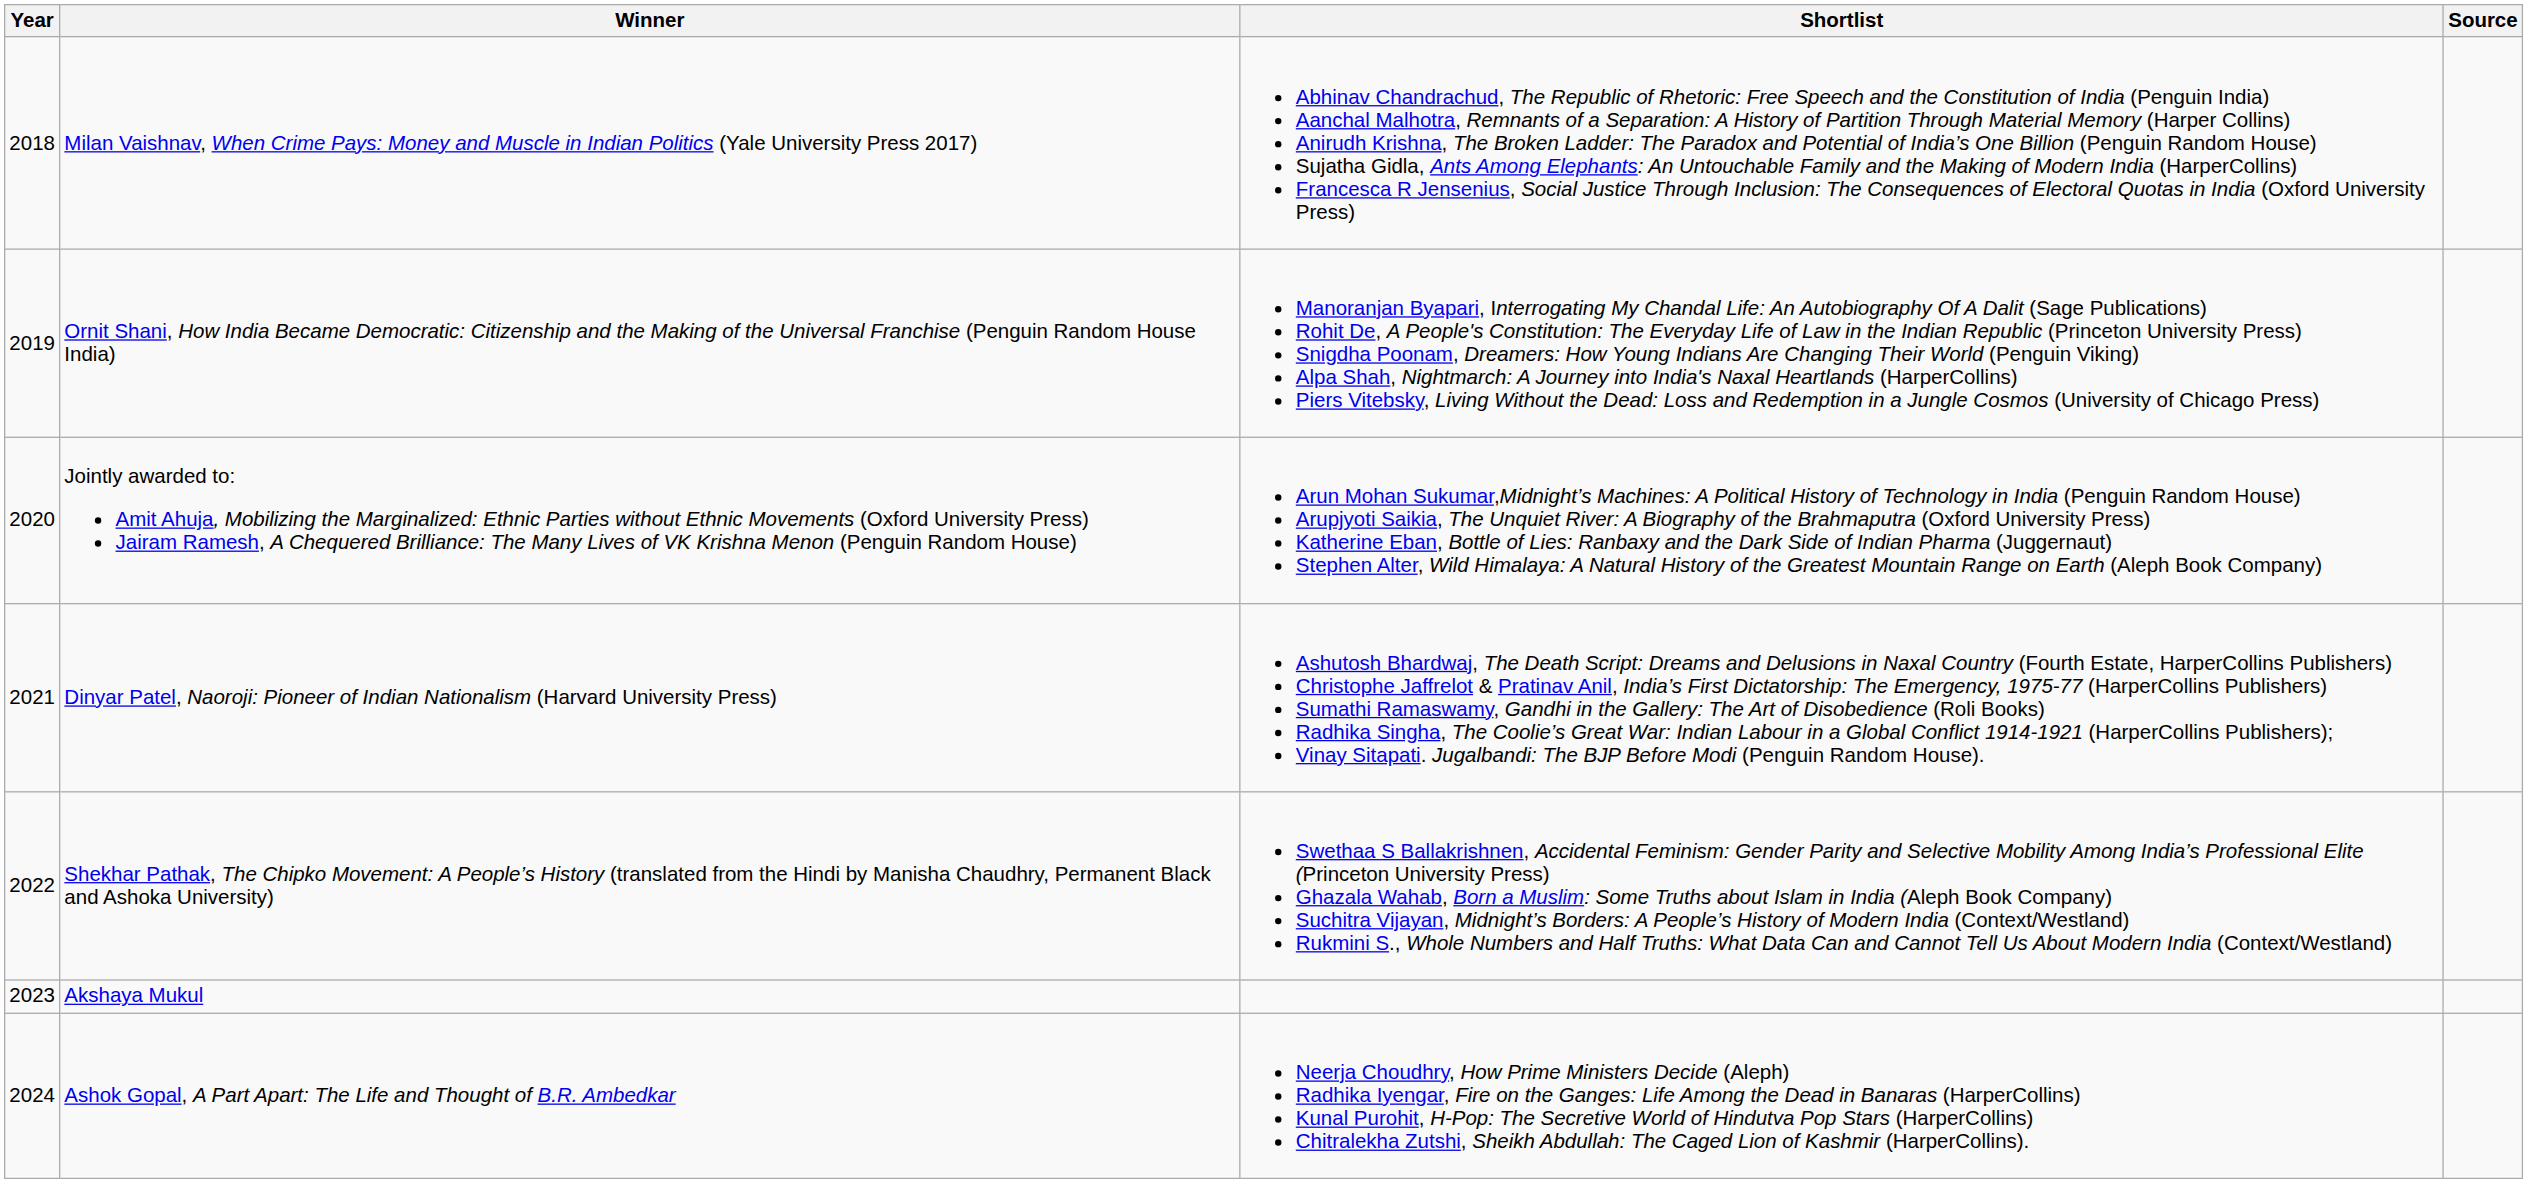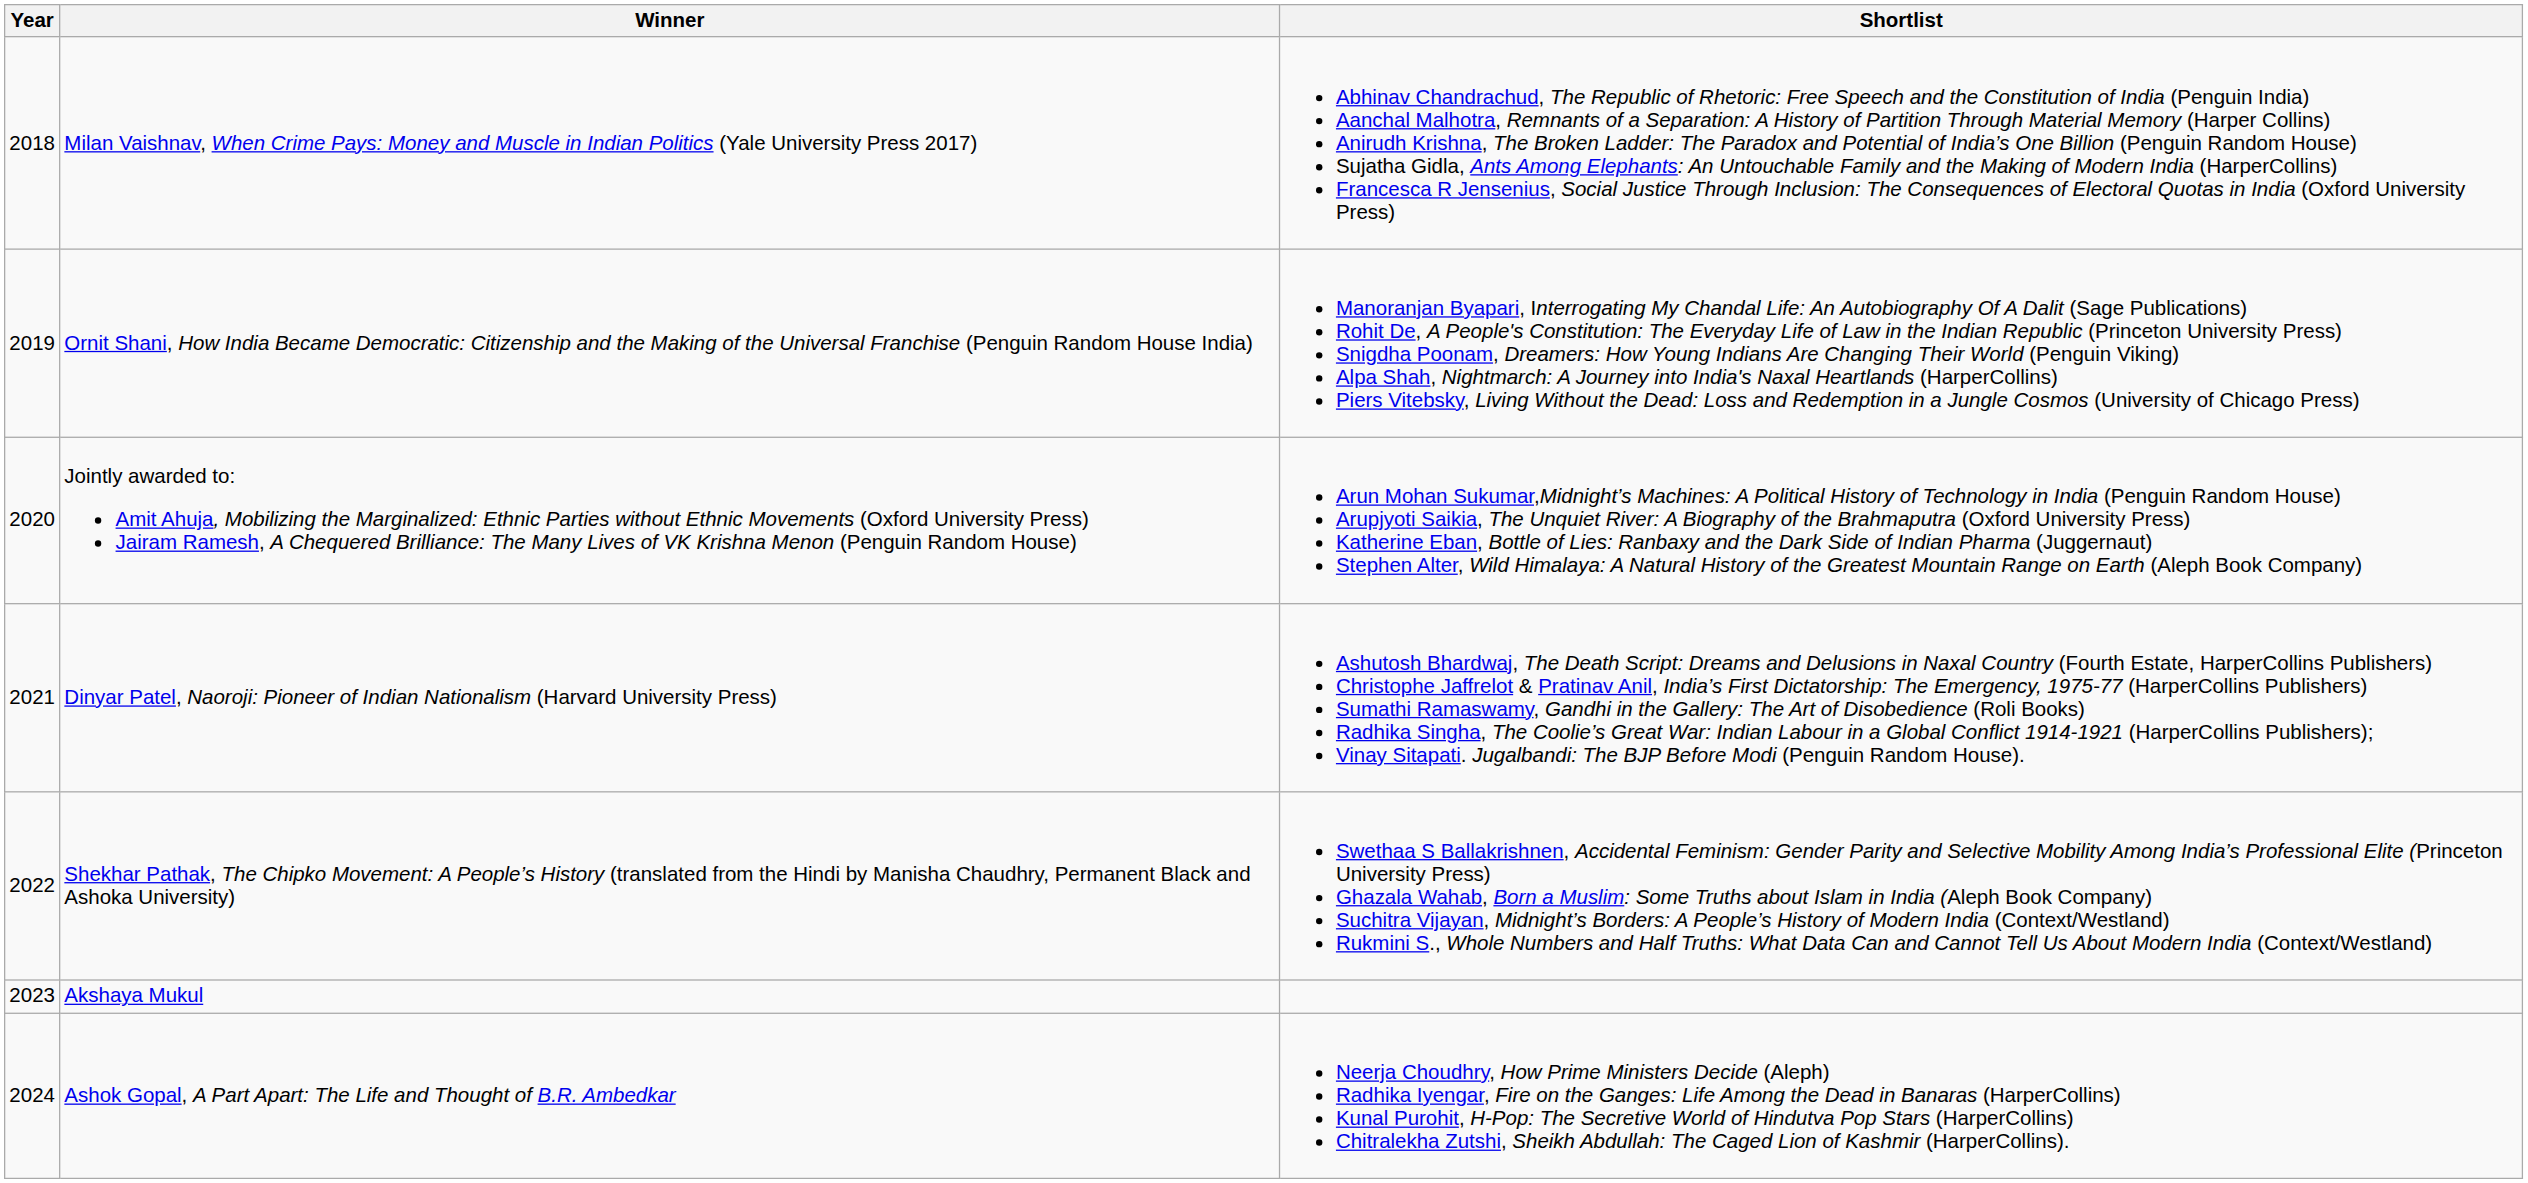- column: (2483, 20)
